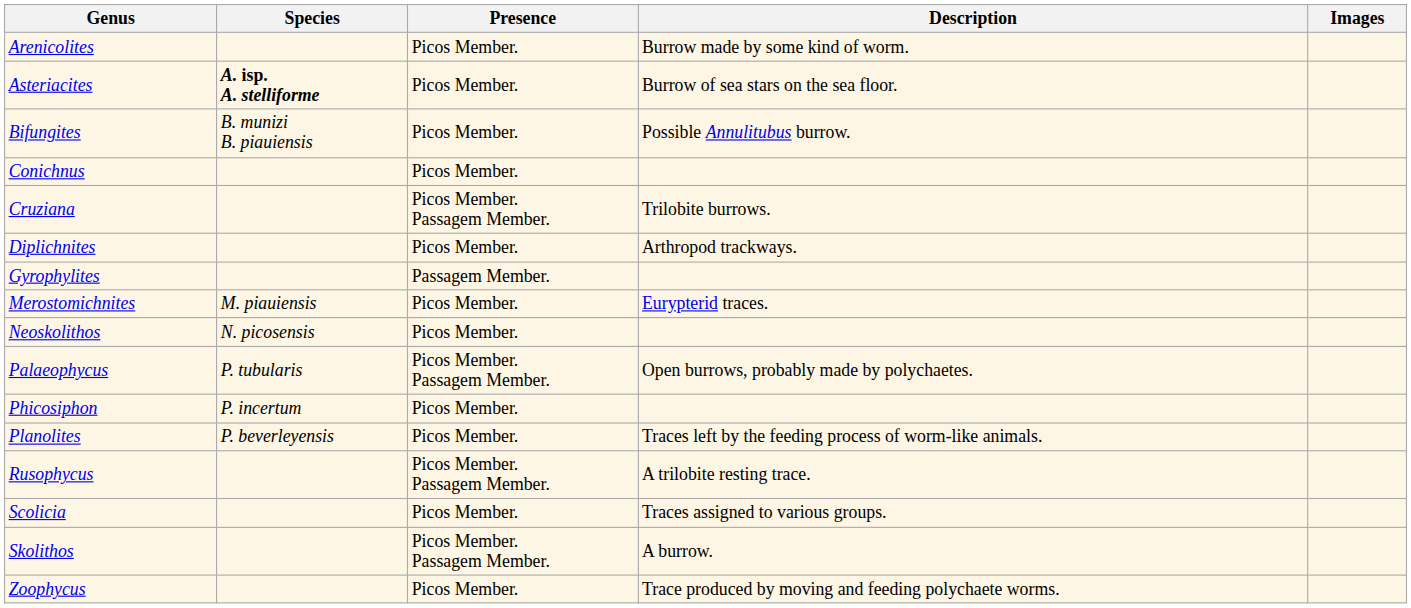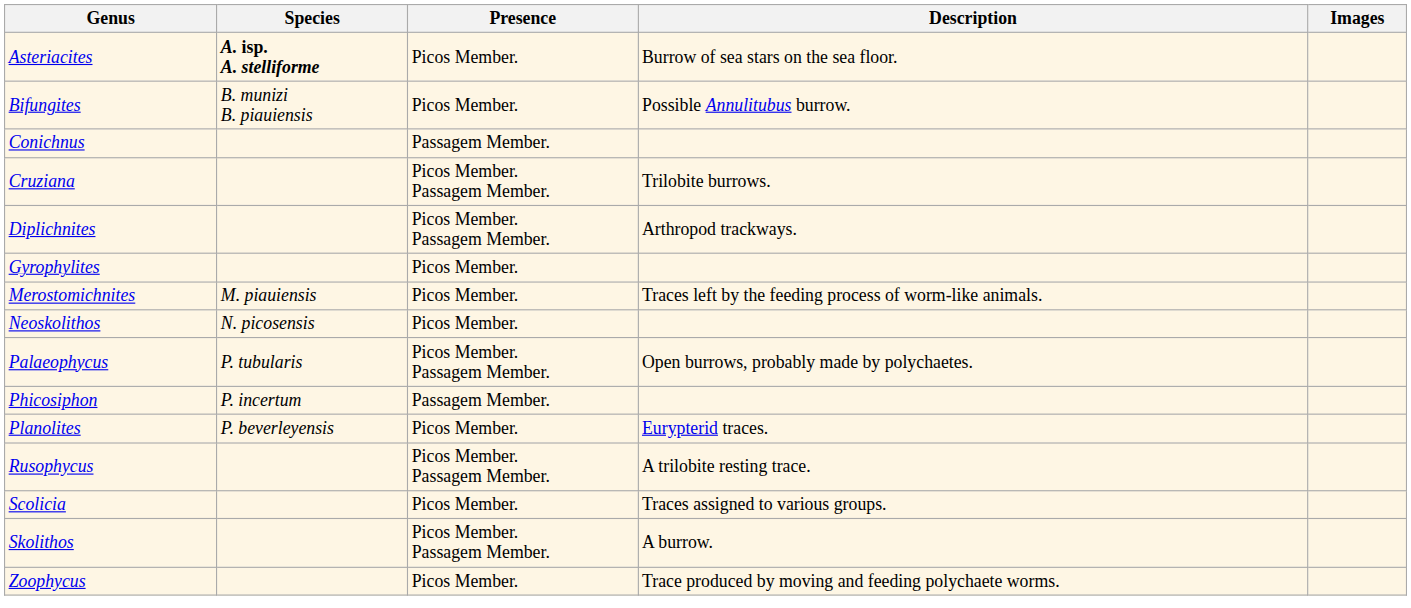- row: (51, 46)
(465, 171) Picos Member. -> (481, 143) Passagem Member.
(465, 247) Picos Member. -> (481, 229) Picos Member. Passagem Member.
(481, 275) Passagem Member. -> (465, 267) Picos Member.
(705, 303) Eurypterid traces. -> (842, 295) Traces left by the feeding process of worm-like animals.
(465, 408) Picos Member. -> (481, 400) Passagem Member.
(842, 436) Traces left by the feeding process of worm-like animals. -> (705, 428) Eurypterid traces.
